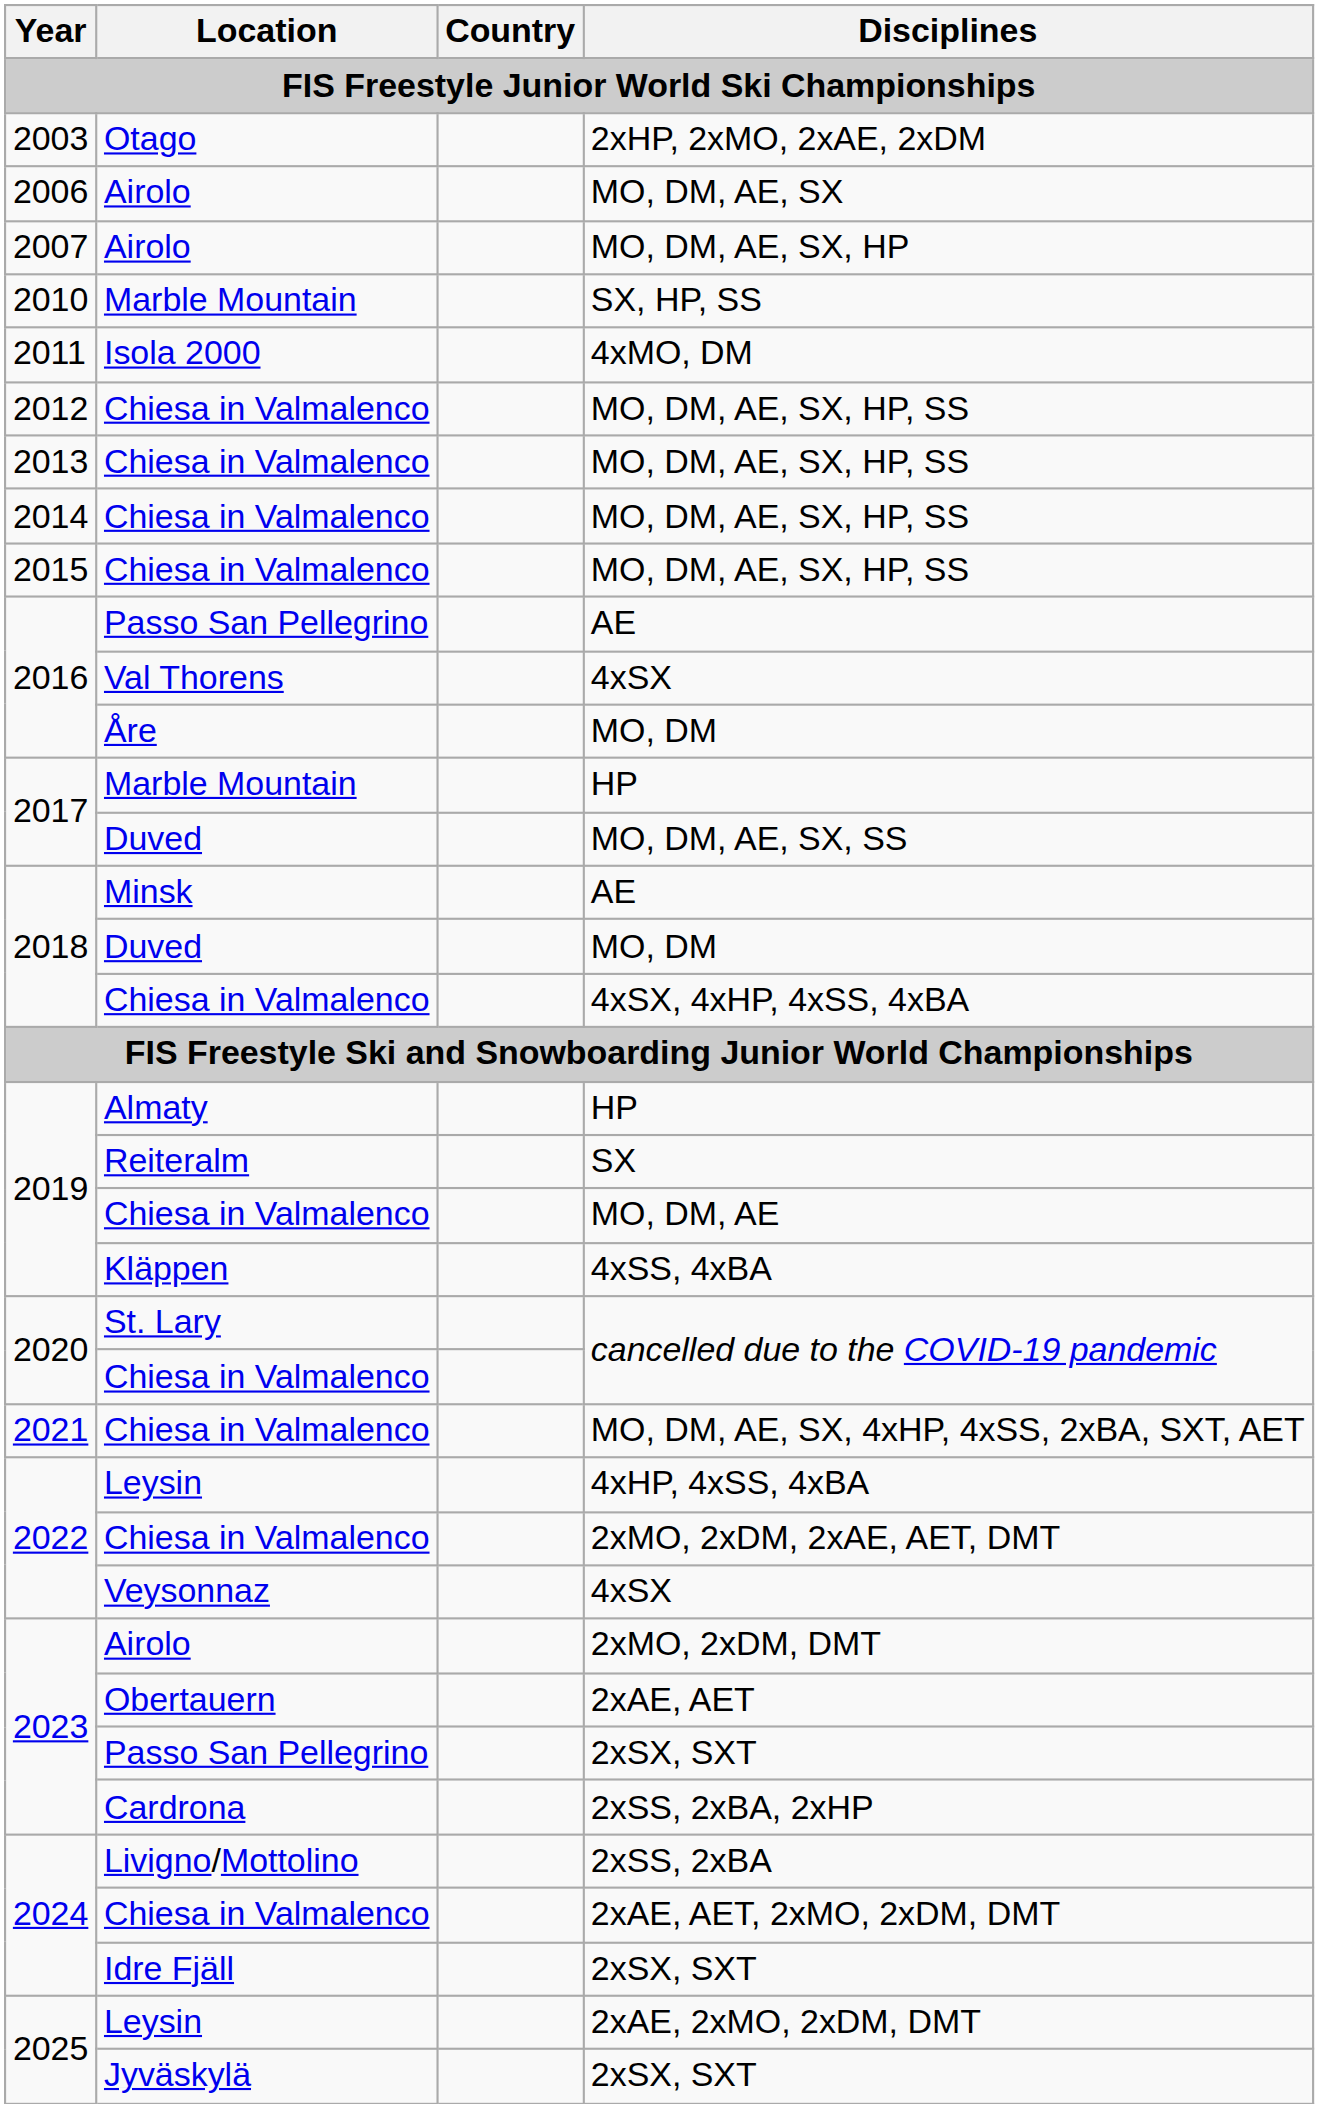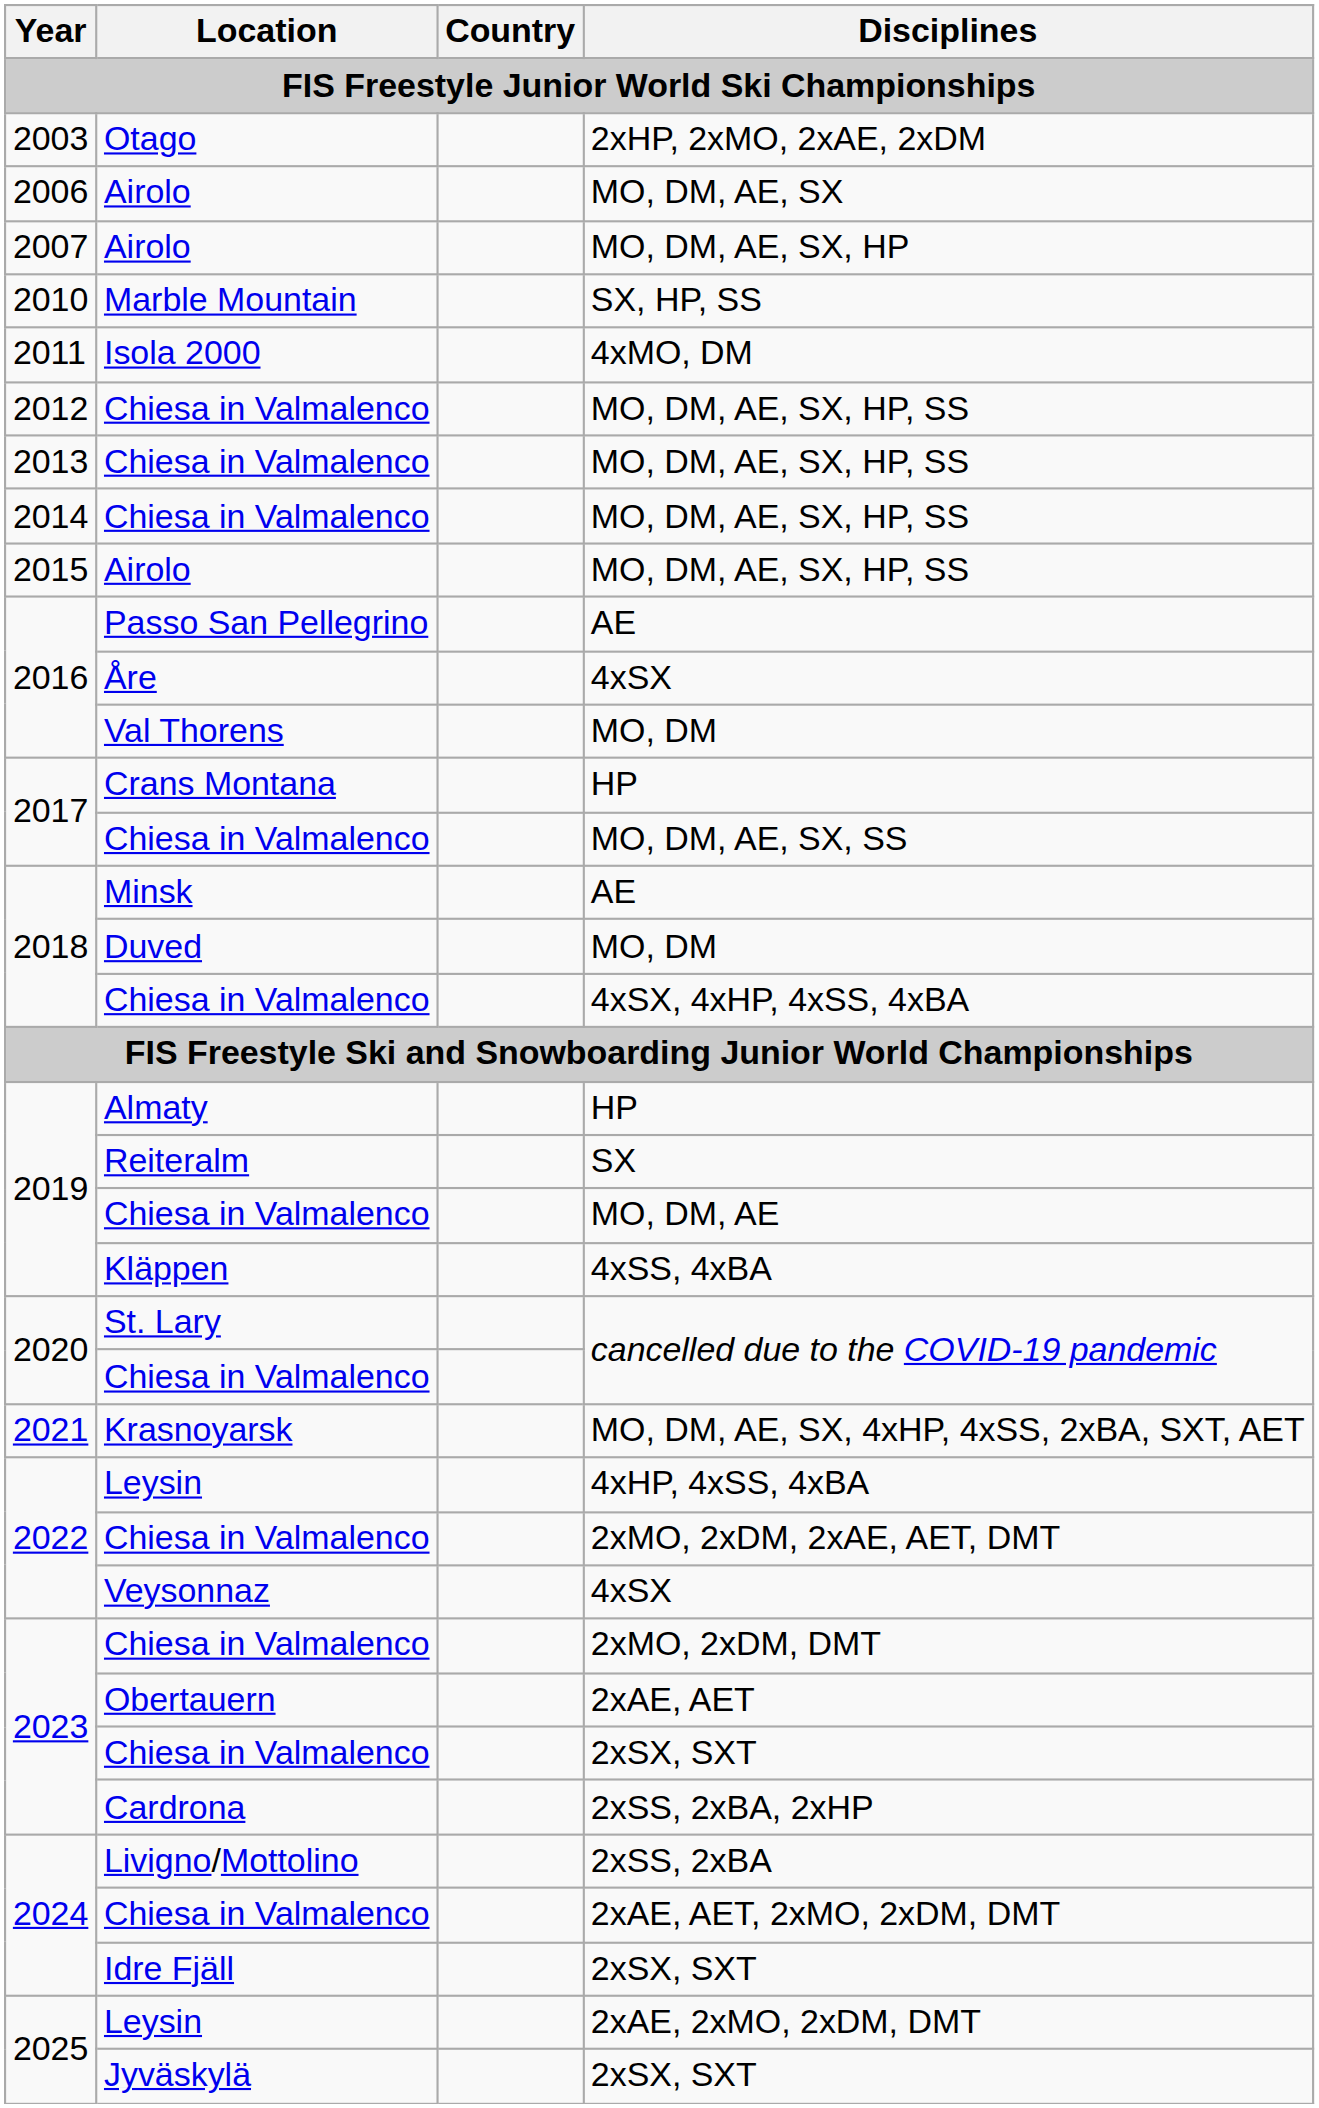(267, 569) Chiesa in Valmalenco -> (147, 569) Airolo
(194, 676) Val Thorens -> (130, 676) Åre
(130, 730) Åre -> (194, 730) Val Thorens
(230, 784) Marble Mountain -> (220, 784) Crans Montana
(153, 838) Duved -> (267, 838) Chiesa in Valmalenco
(267, 1430) Chiesa in Valmalenco -> (198, 1430) Krasnoyarsk
(147, 1645) Airolo -> (267, 1645) Chiesa in Valmalenco
(266, 1752) Passo San Pellegrino -> (267, 1752) Chiesa in Valmalenco
